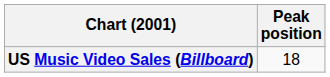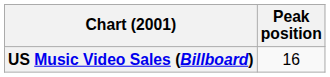(291, 59) 18 -> (291, 59) 16
